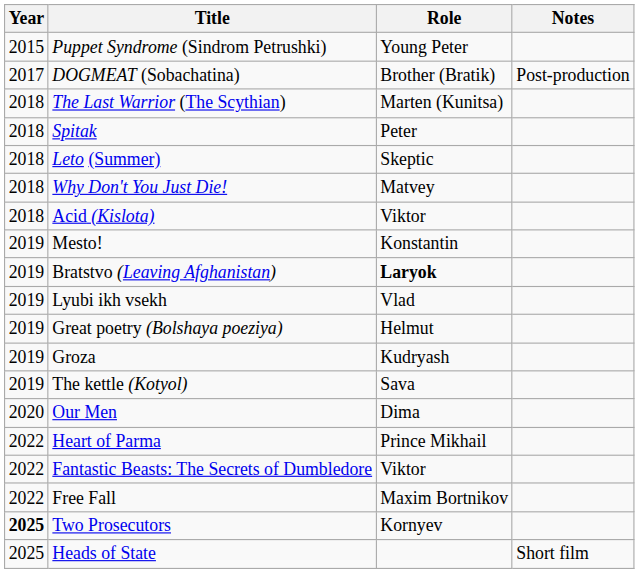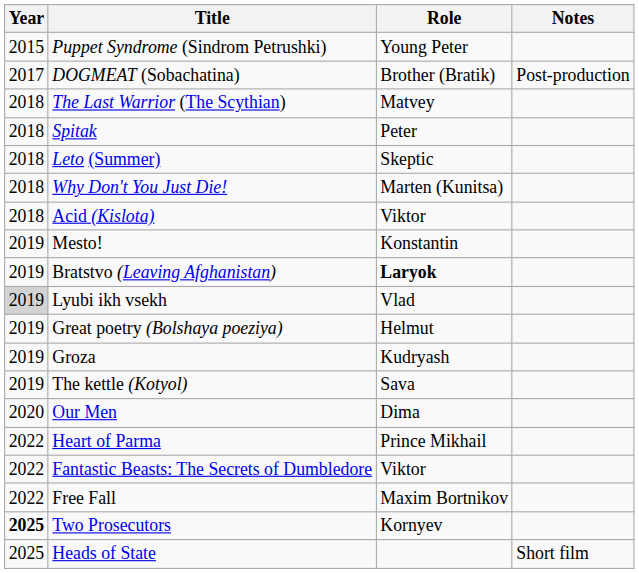(442, 103) Marten (Kunitsa) -> (407, 103) Matvey
(407, 187) Matvey -> (442, 187) Marten (Kunitsa)
(26, 300) no background -> (26, 300) lightgrey background
